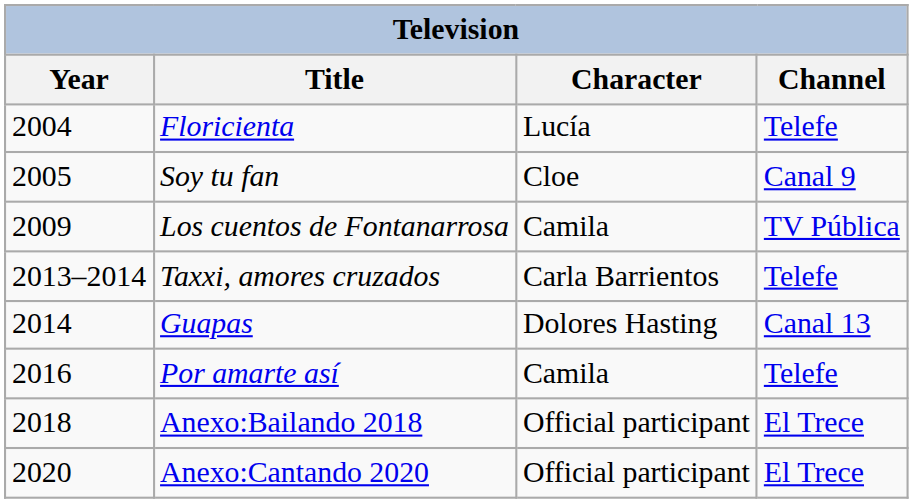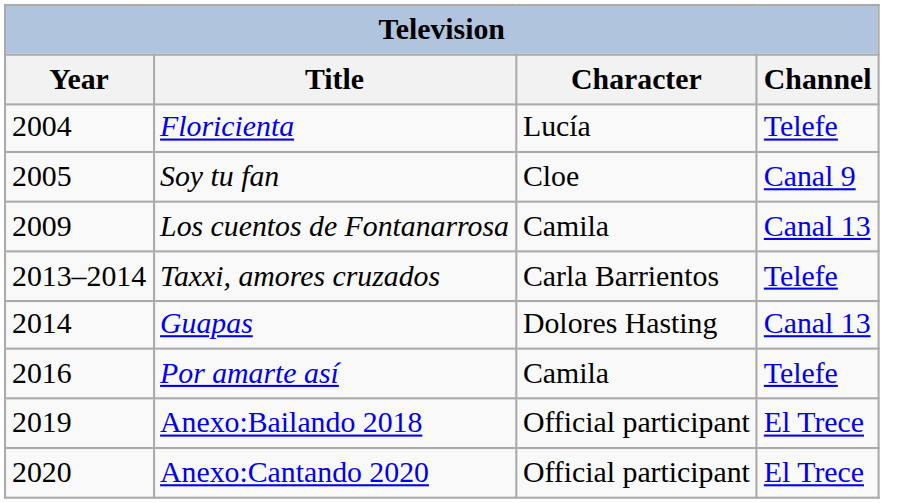(832, 226) TV Pública -> (817, 226) Canal 13
(42, 422) 2018 -> (42, 422) 2019
